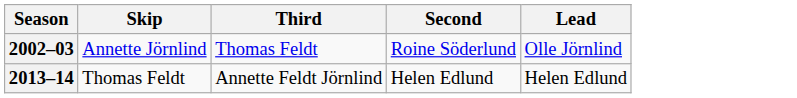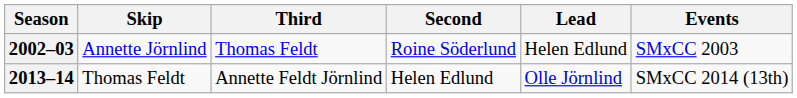+ column: (712, 19)
(573, 48) Olle Jörnlind -> (576, 48) Helen Edlund
(576, 78) Helen Edlund -> (573, 78) Olle Jörnlind
